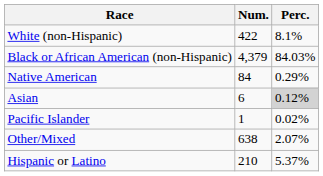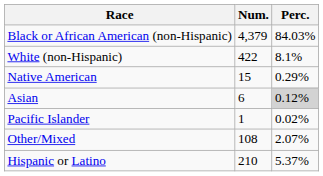rows swapped: (65, 35) <-> (120, 56)
(244, 77) 84 -> (244, 77) 15
(248, 139) 638 -> (248, 139) 108
